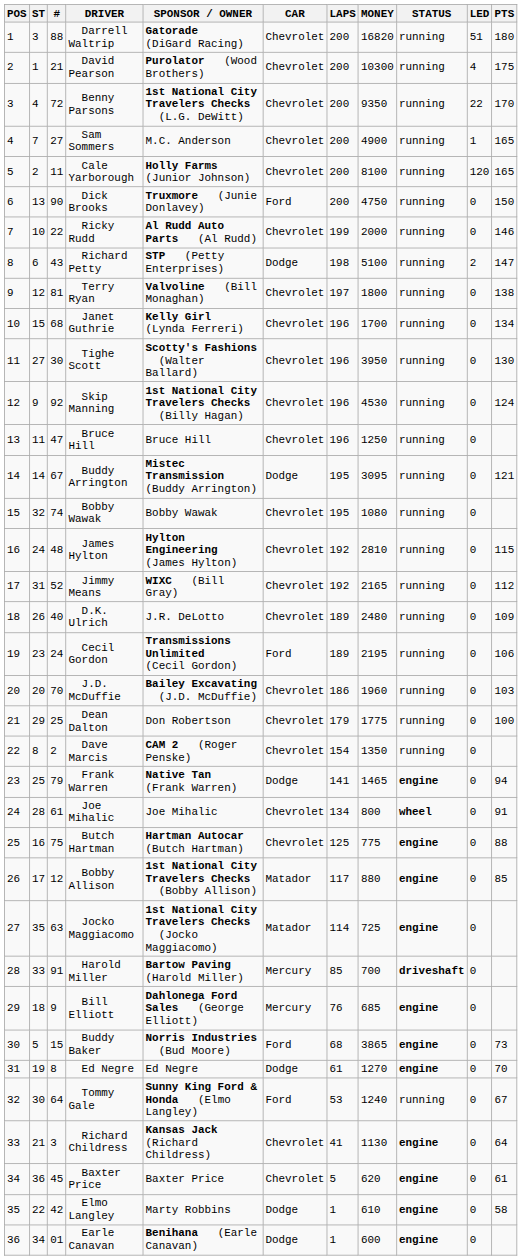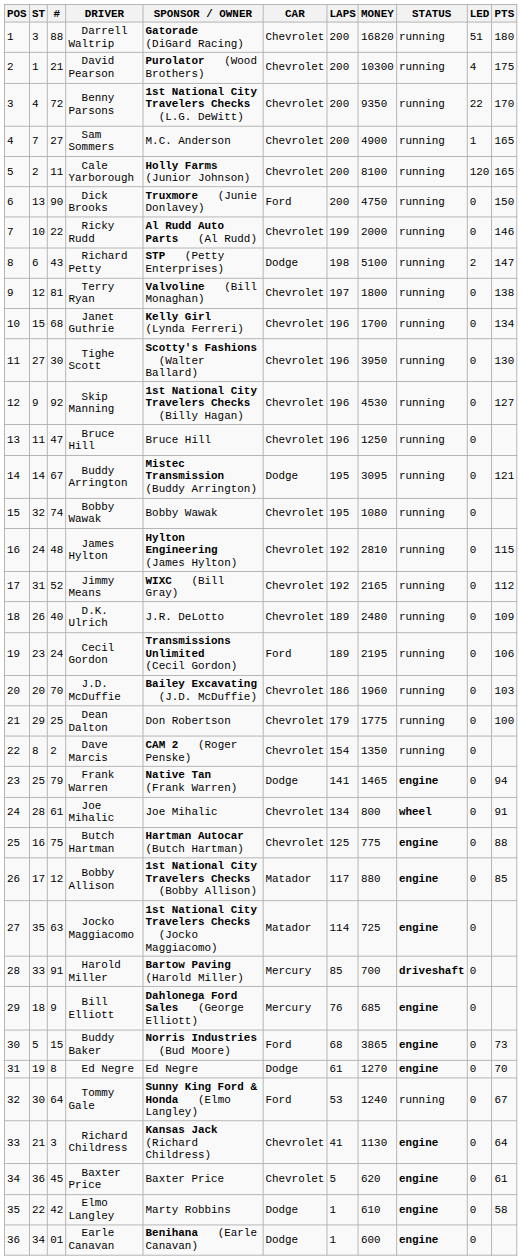(504, 403) 124 -> (504, 403) 127
